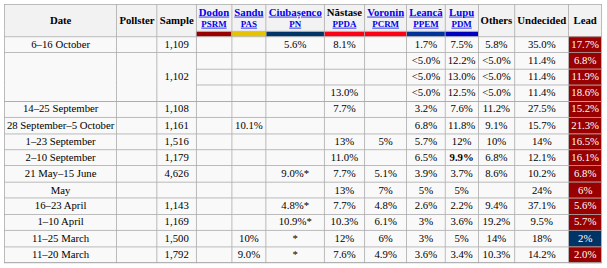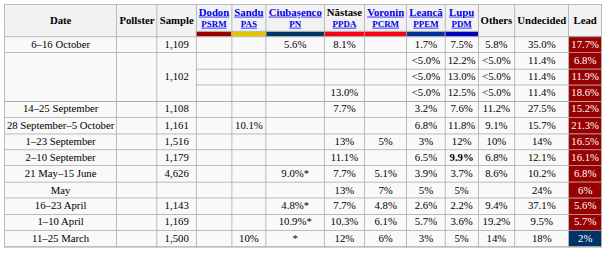(426, 141) 5.7% -> (426, 141) 3%
(344, 157) 11.0% -> (344, 157) 11.1%
(426, 222) 3% -> (426, 222) 5.7%
- row: (61, 254)
